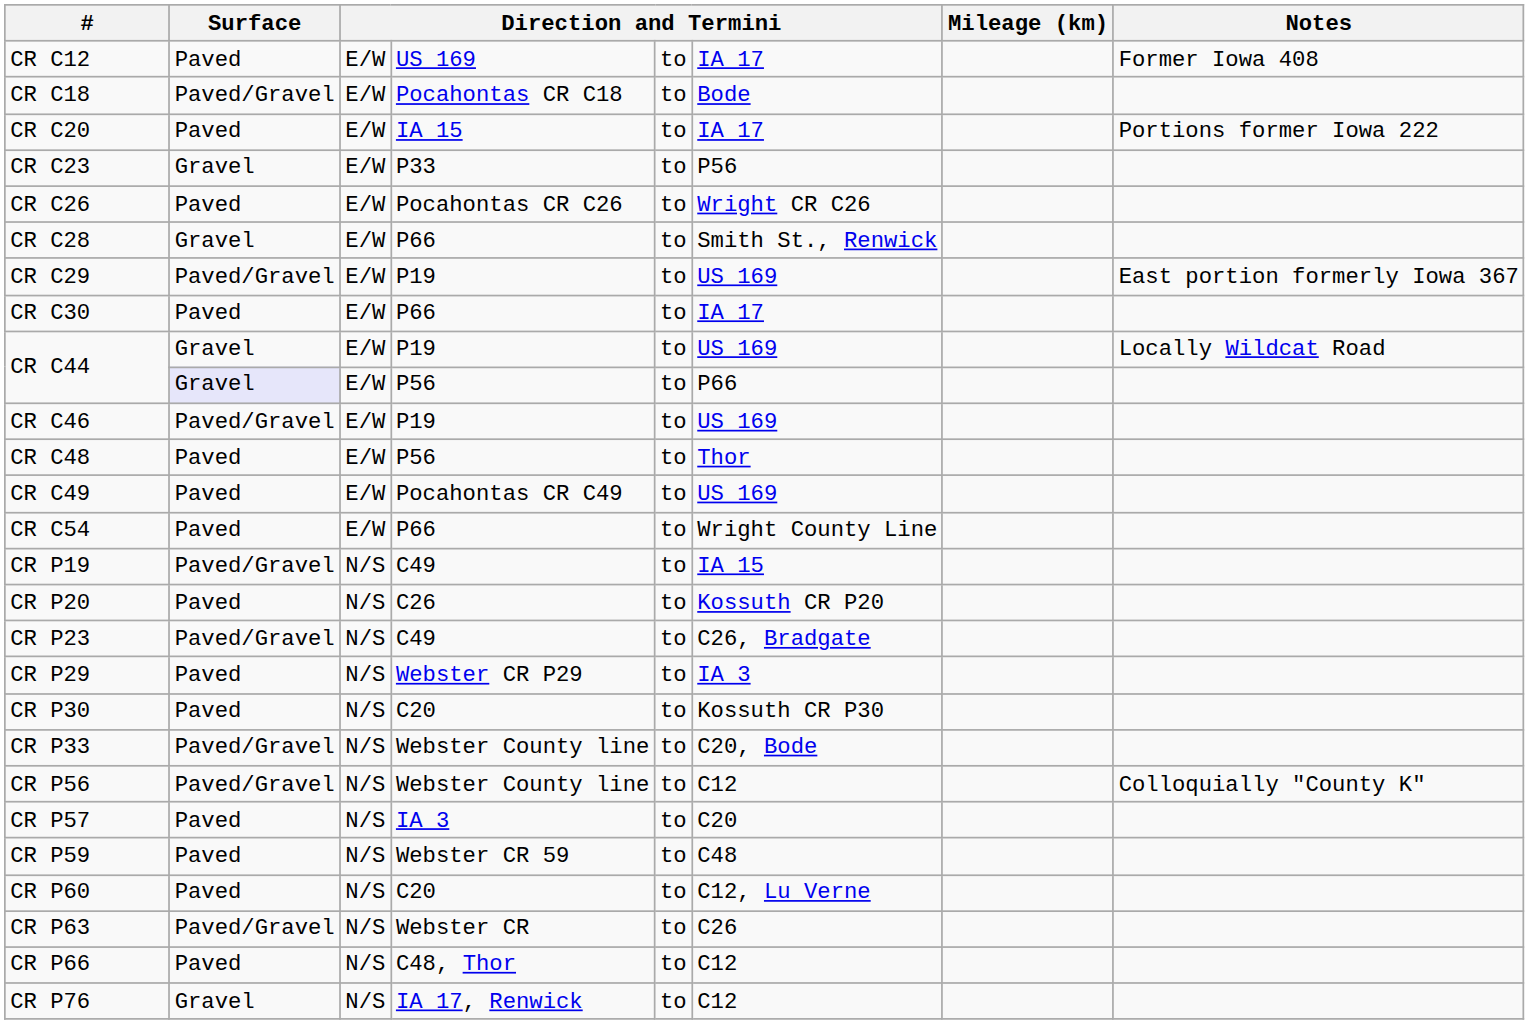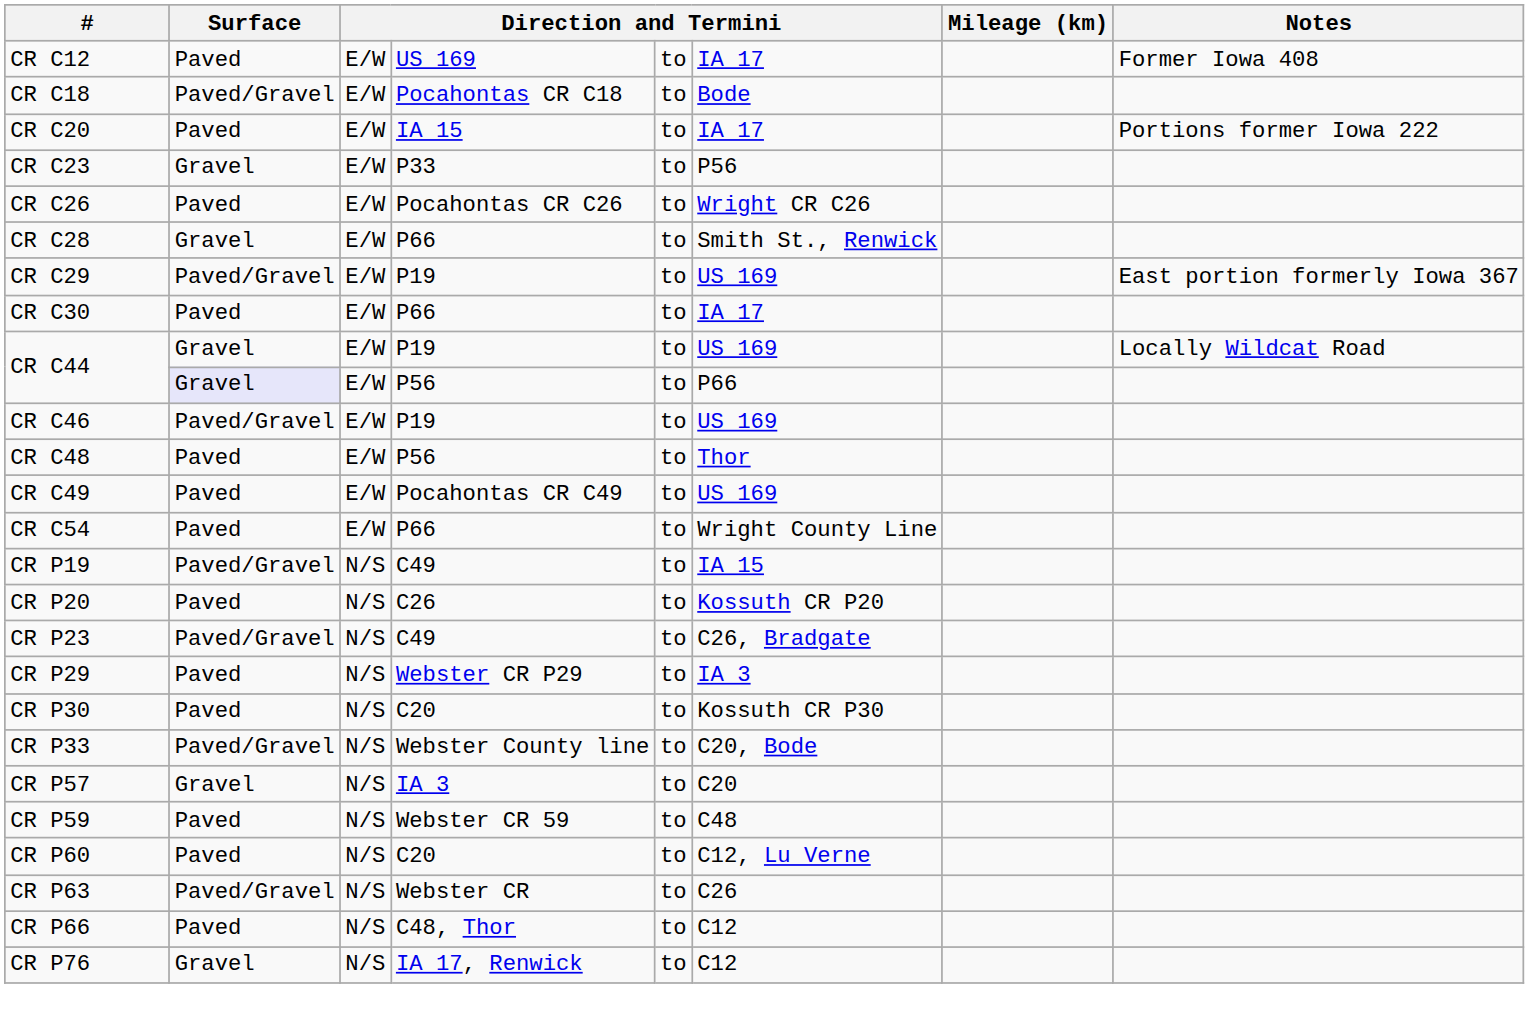- row: (50, 784)
(208, 820) Paved -> (215, 784) Gravel
